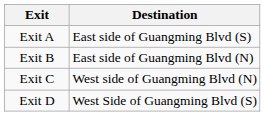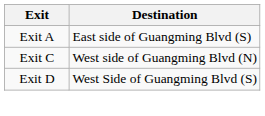- row: (37, 57)
